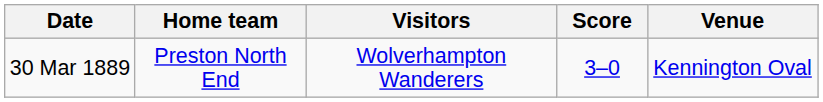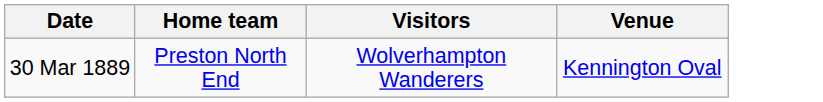- column: (602, 21)
